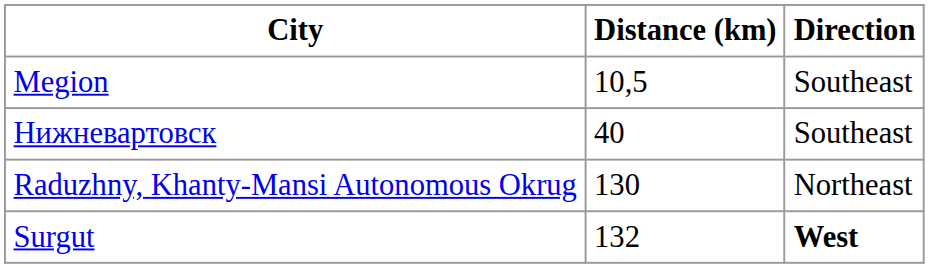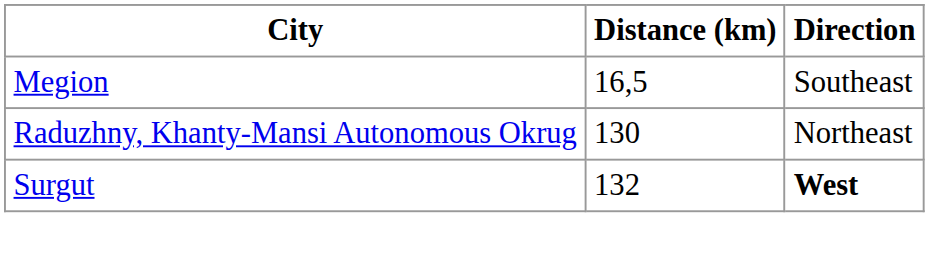(621, 81) 10,5 -> (621, 81) 16,5
- row: (115, 133)
